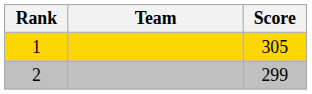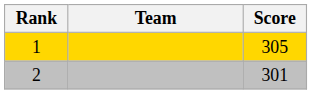(275, 74) 299 -> (275, 74) 301
